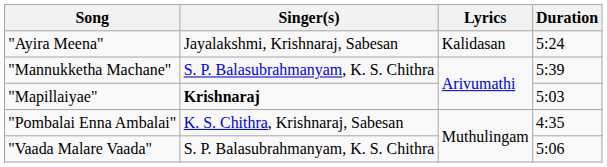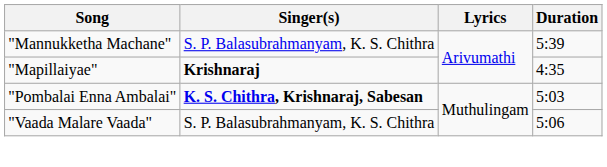- row: (56, 44)
(550, 96) 5:03 -> (550, 70) 4:35
(294, 123) normal -> (303, 96) bold
(550, 123) 4:35 -> (550, 96) 5:03
